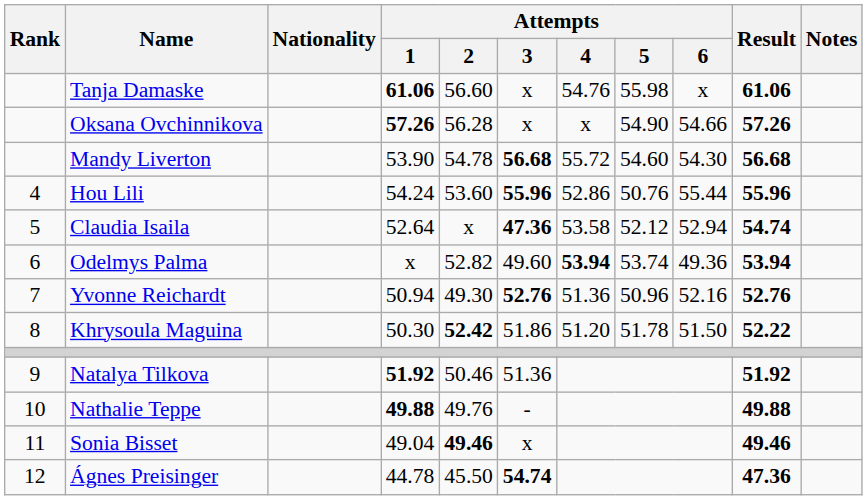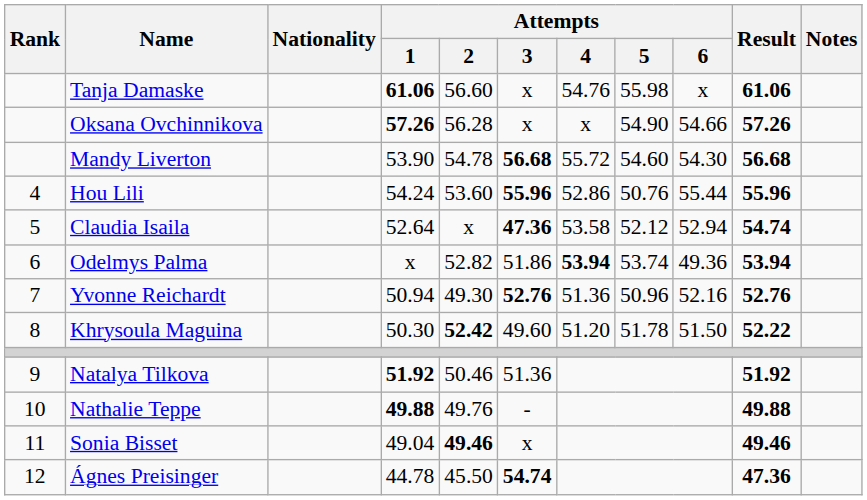(527, 261) 49.60 -> (527, 261) 51.86
(527, 329) 51.86 -> (527, 329) 49.60
